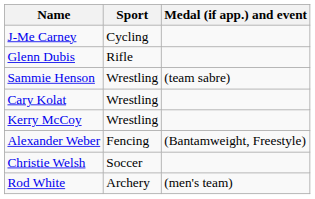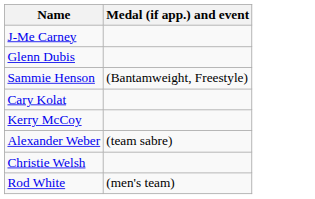- column: (132, 15)
(197, 78) (team sabre) -> (177, 78) (Bantamweight, Freestyle)
(235, 141) (Bantamweight, Freestyle) -> (139, 141) (team sabre)
